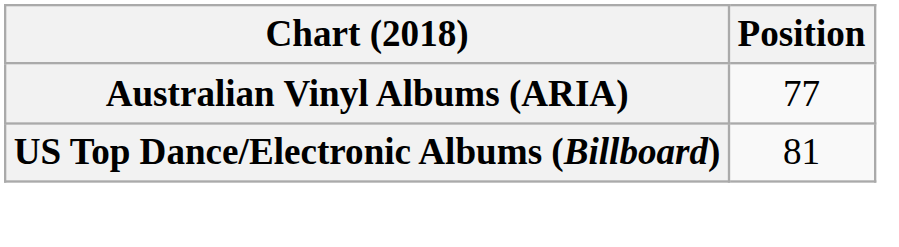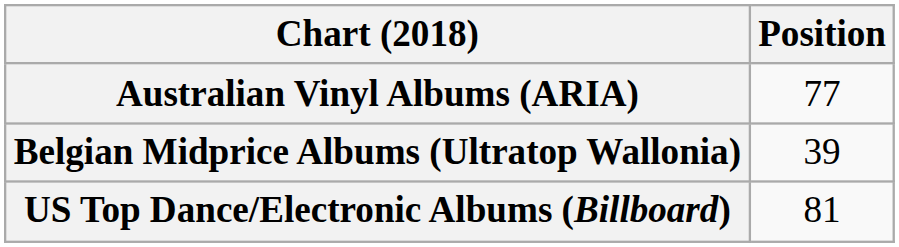+ row: (377, 151)
